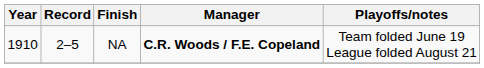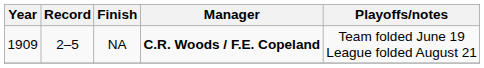(23, 44) 1910 -> (23, 44) 1909
